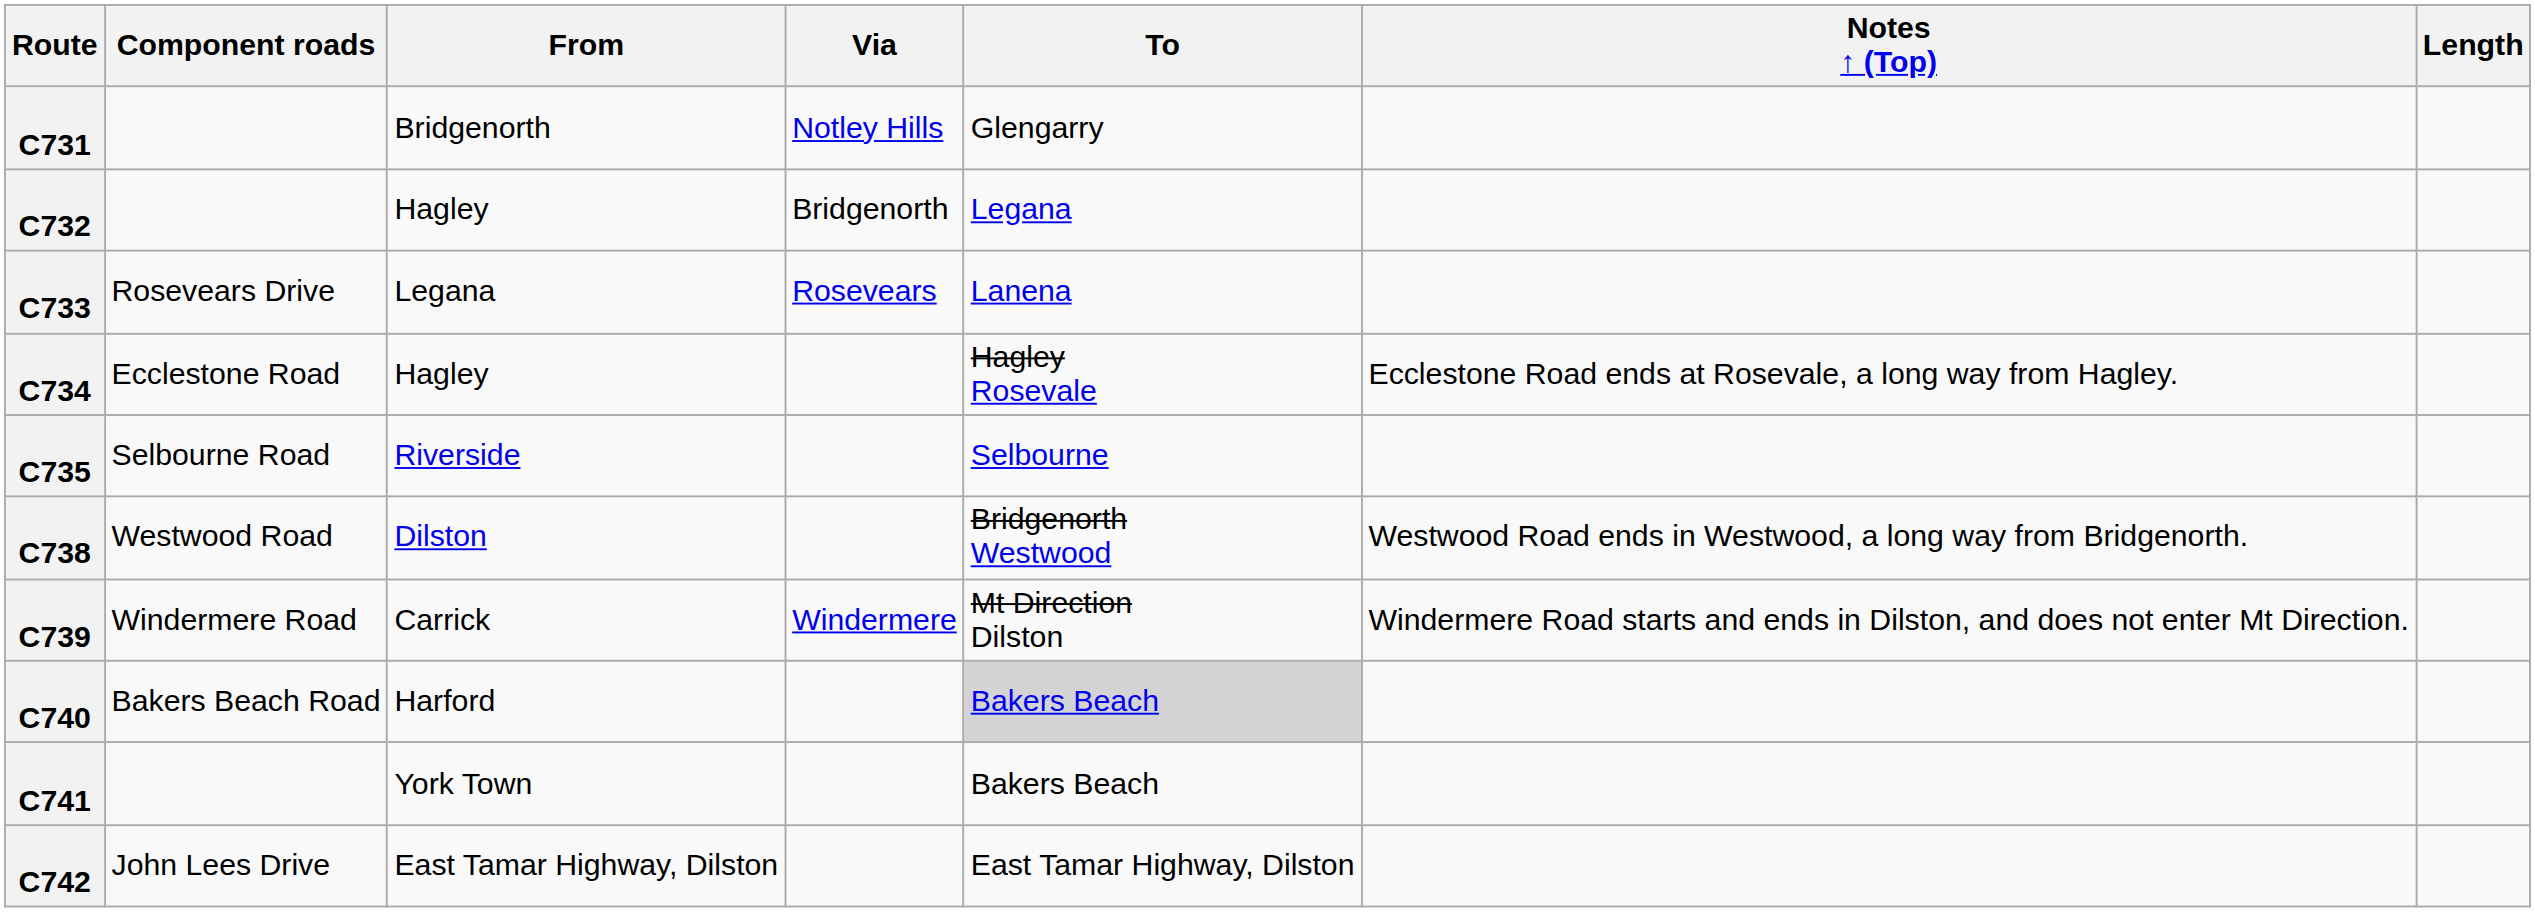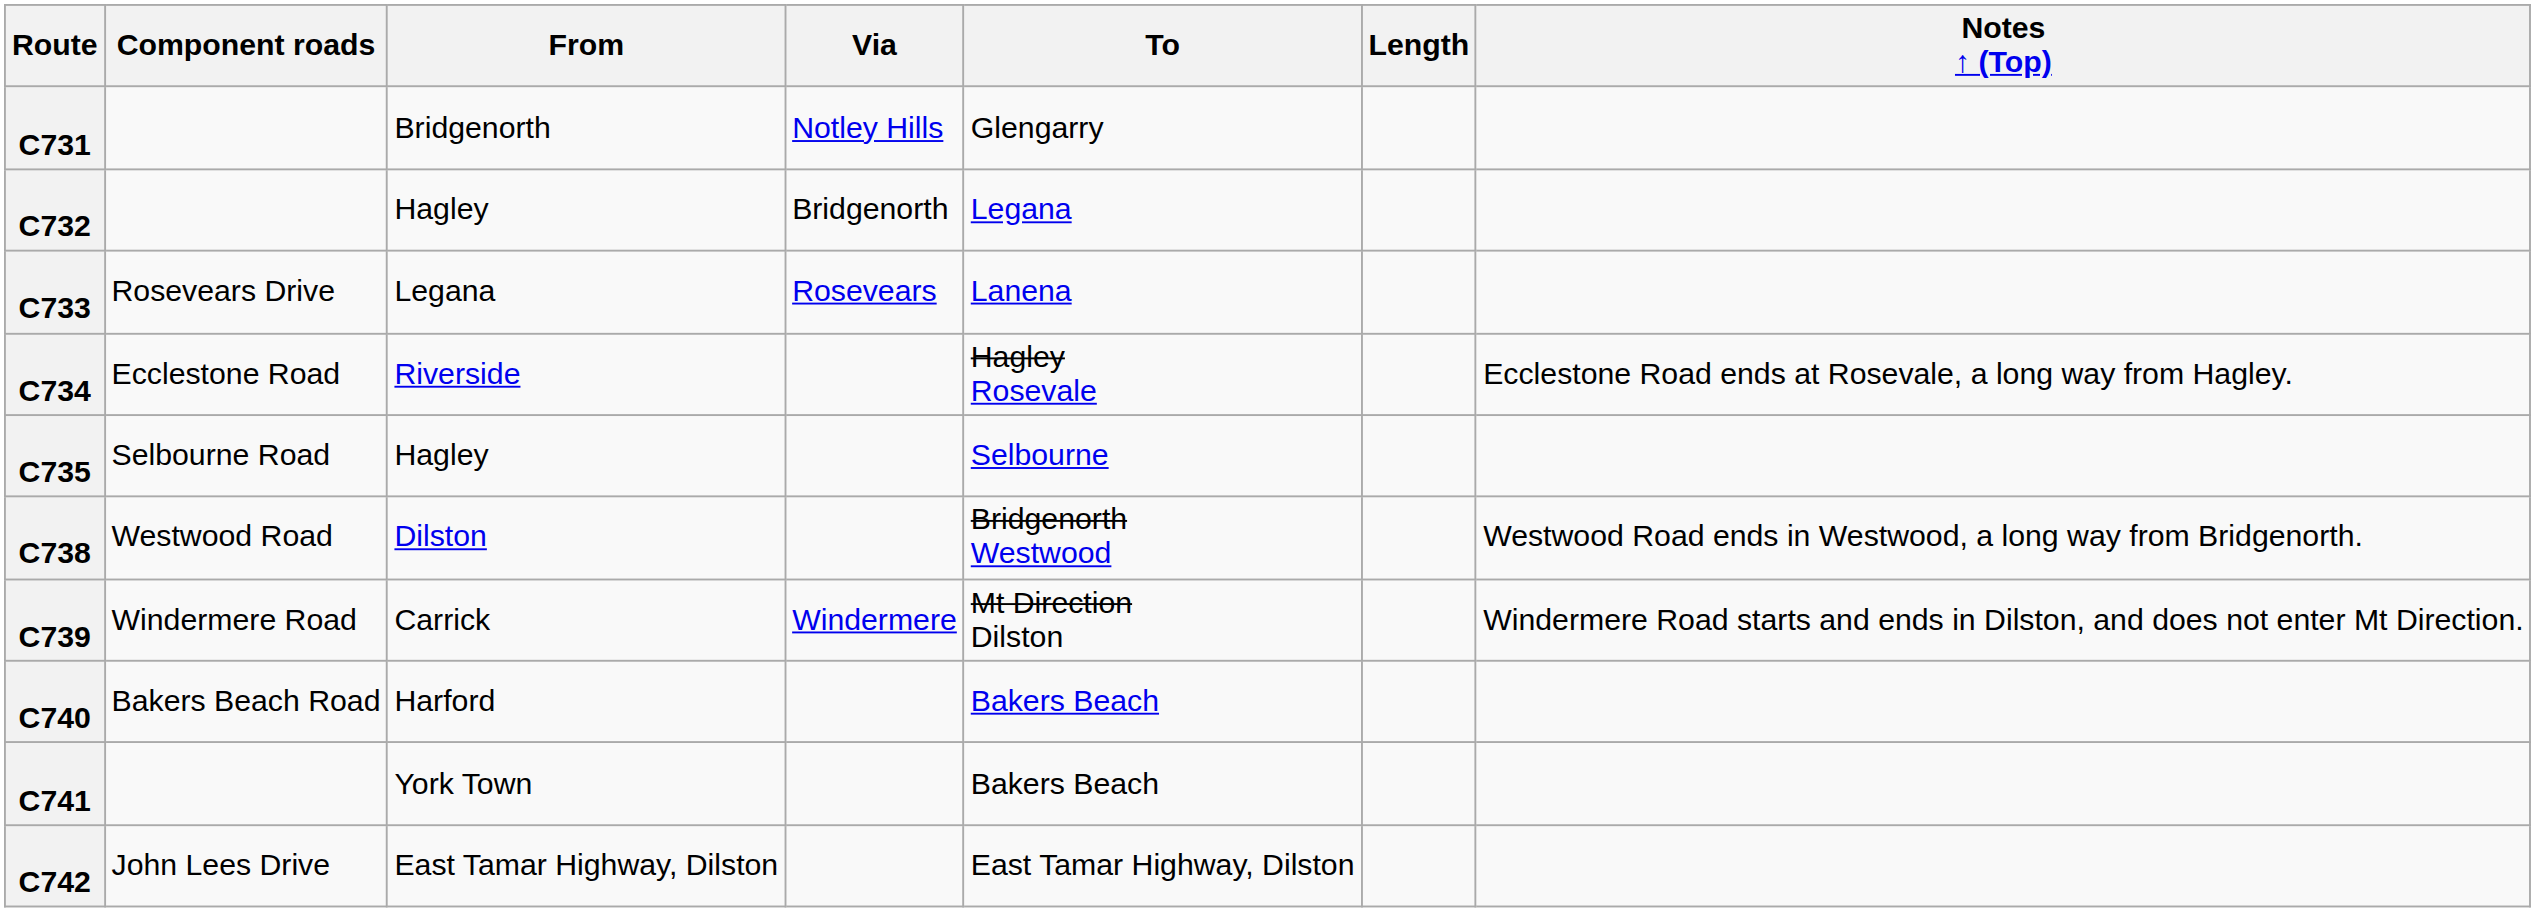columns swapped: (2473, 45) <-> (1889, 45)
(442, 373) Hagley -> (457, 373) Riverside
(457, 455) Riverside -> (442, 455) Hagley
(1065, 701) lightgrey background -> (1065, 701) no background
